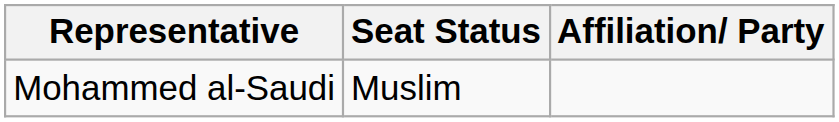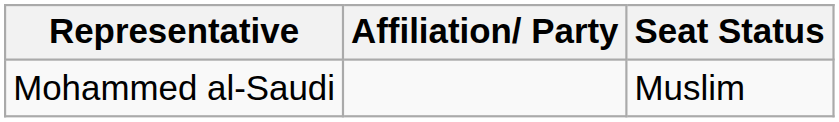columns swapped: (691, 32) <-> (446, 32)
